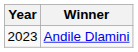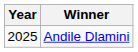(22, 36) 2023 -> (22, 36) 2025
